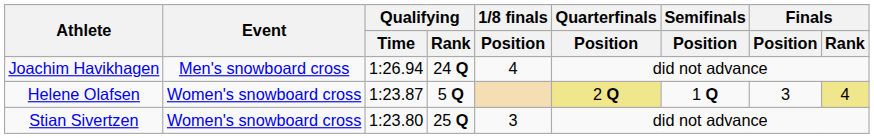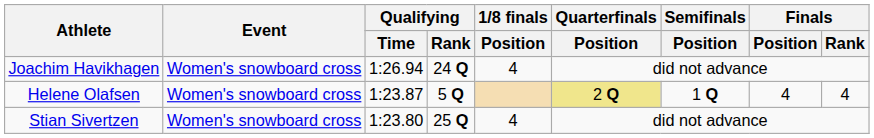(264, 69) Men's snowboard cross -> (264, 69) Women's snowboard cross
(785, 95) 3 -> (785, 95) 4
(845, 95) khaki background -> (845, 95) no background
(513, 121) 3 -> (513, 121) 4
